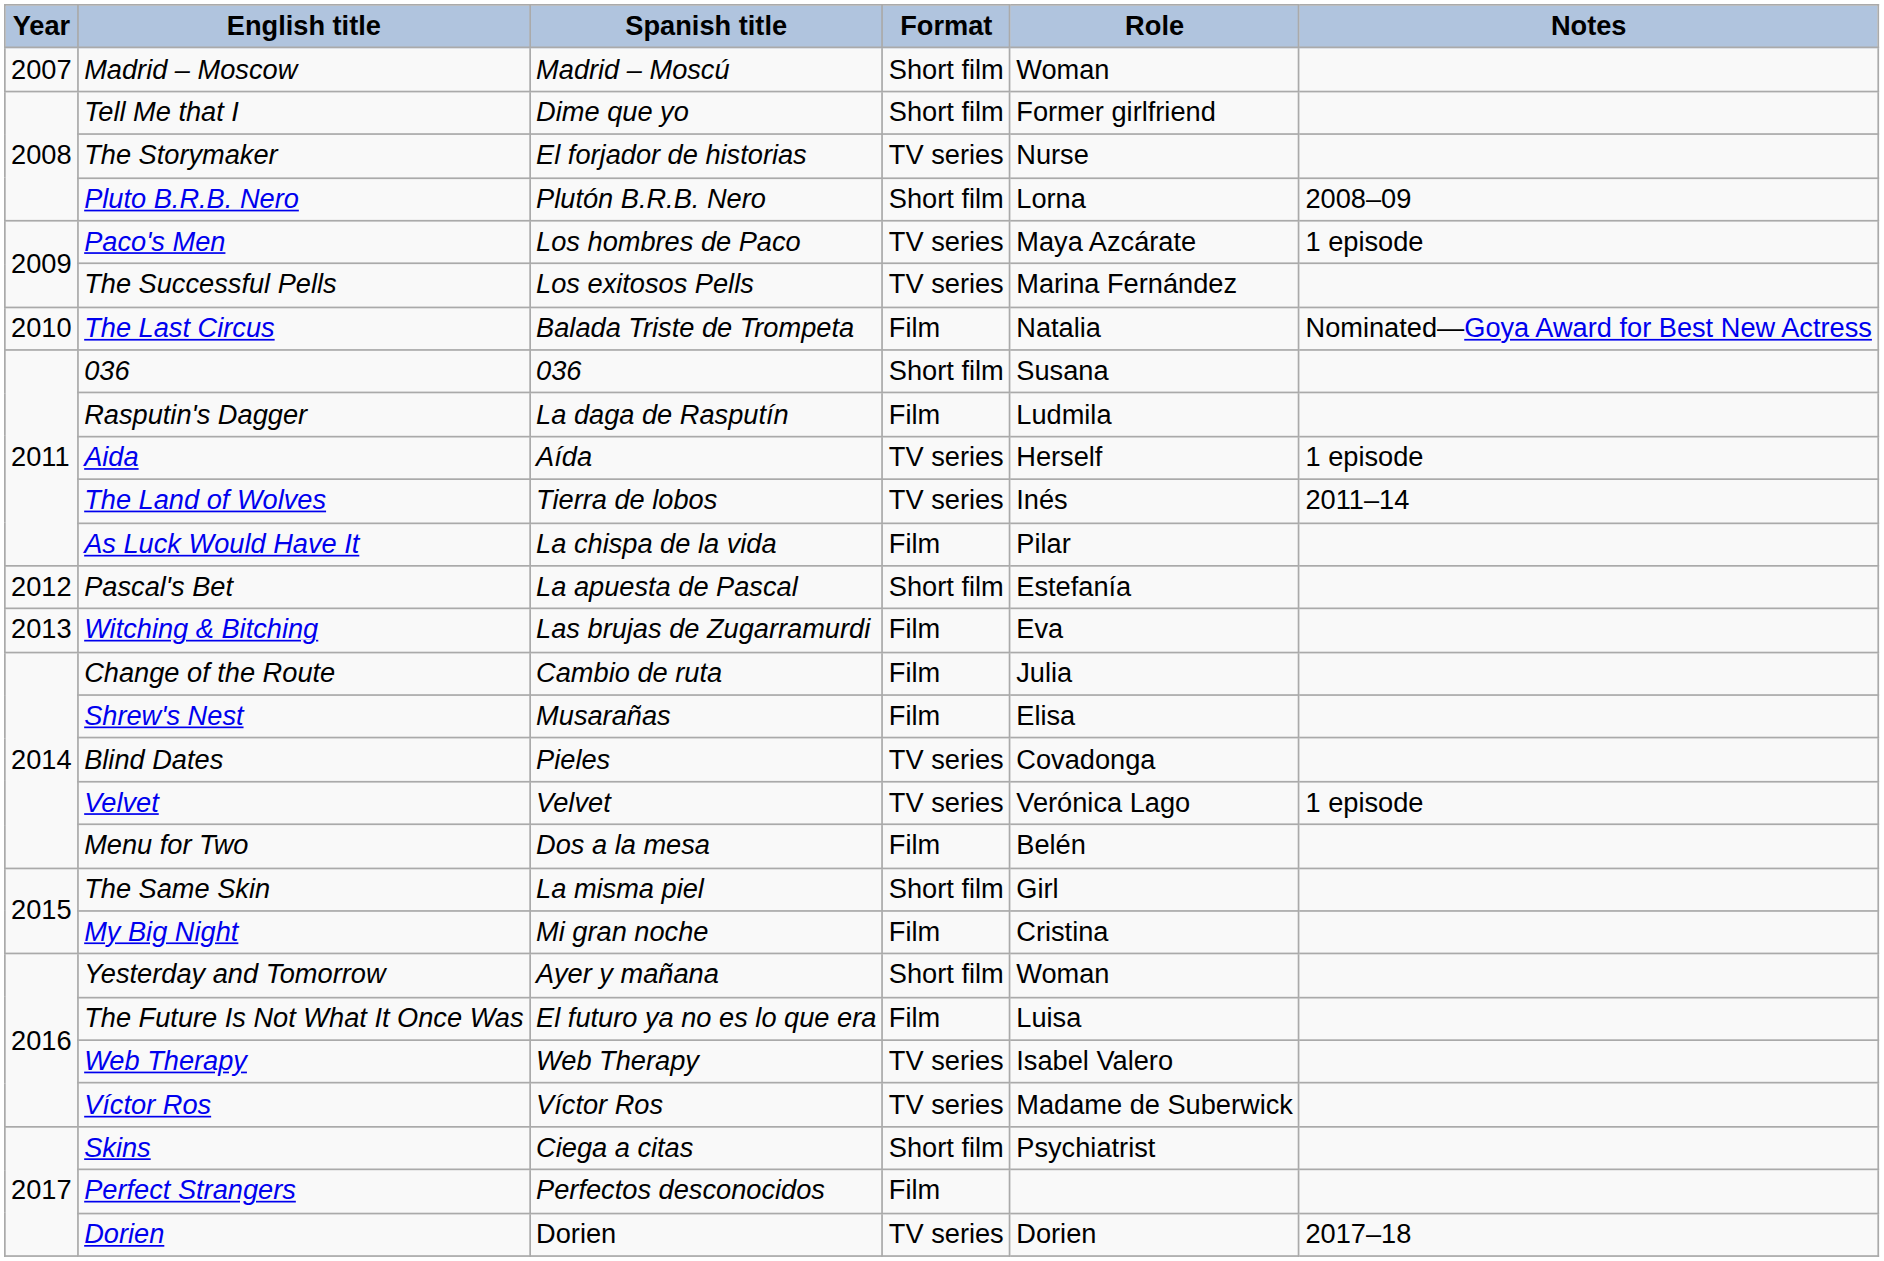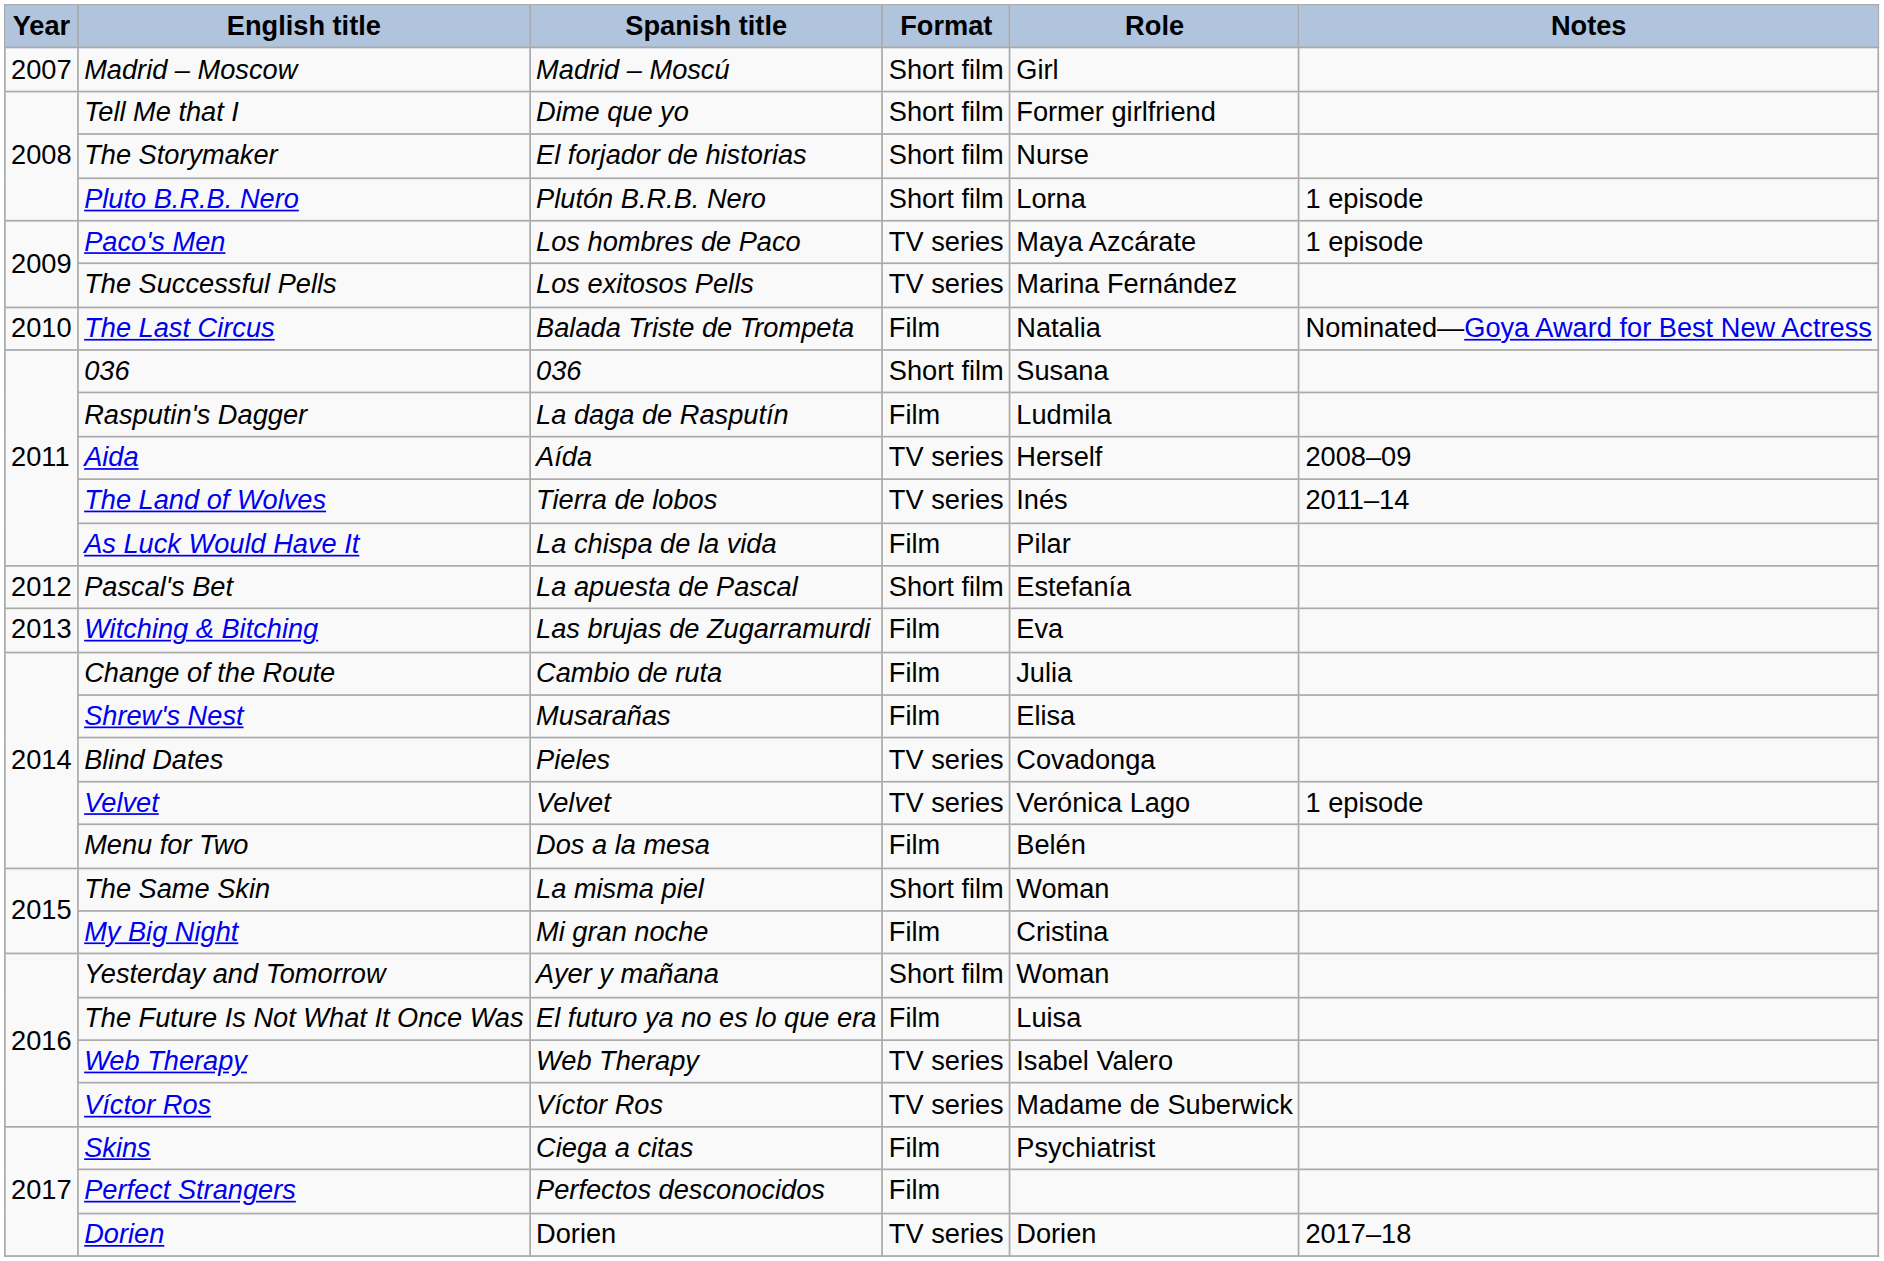(1063, 69) Woman -> (1037, 69) Girl
(946, 155) TV series -> (946, 155) Short film
(1358, 198) 2008–09 -> (1364, 198) 1 episode
(1364, 457) 1 episode -> (1358, 457) 2008–09
(1037, 888) Girl -> (1063, 888) Woman
(946, 1147) Short film -> (915, 1147) Film
